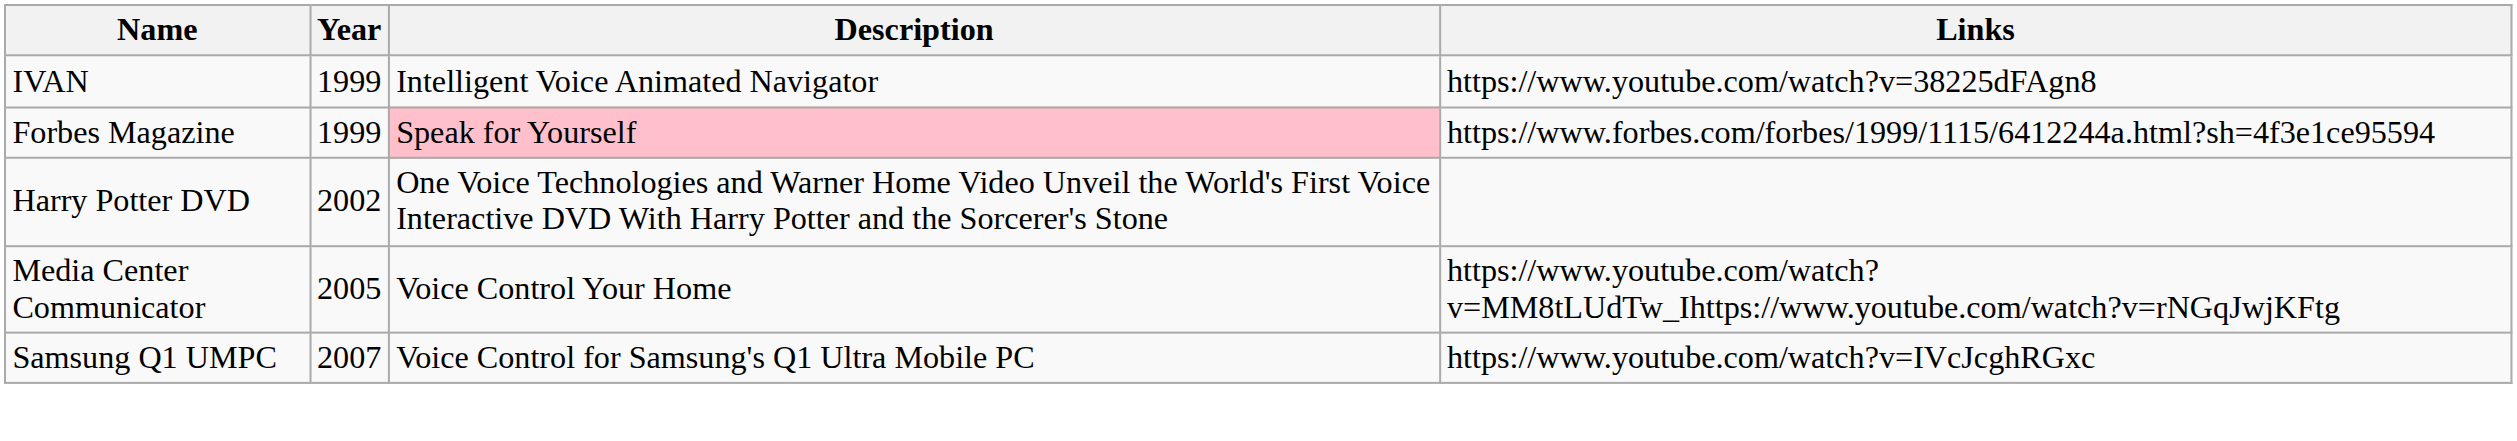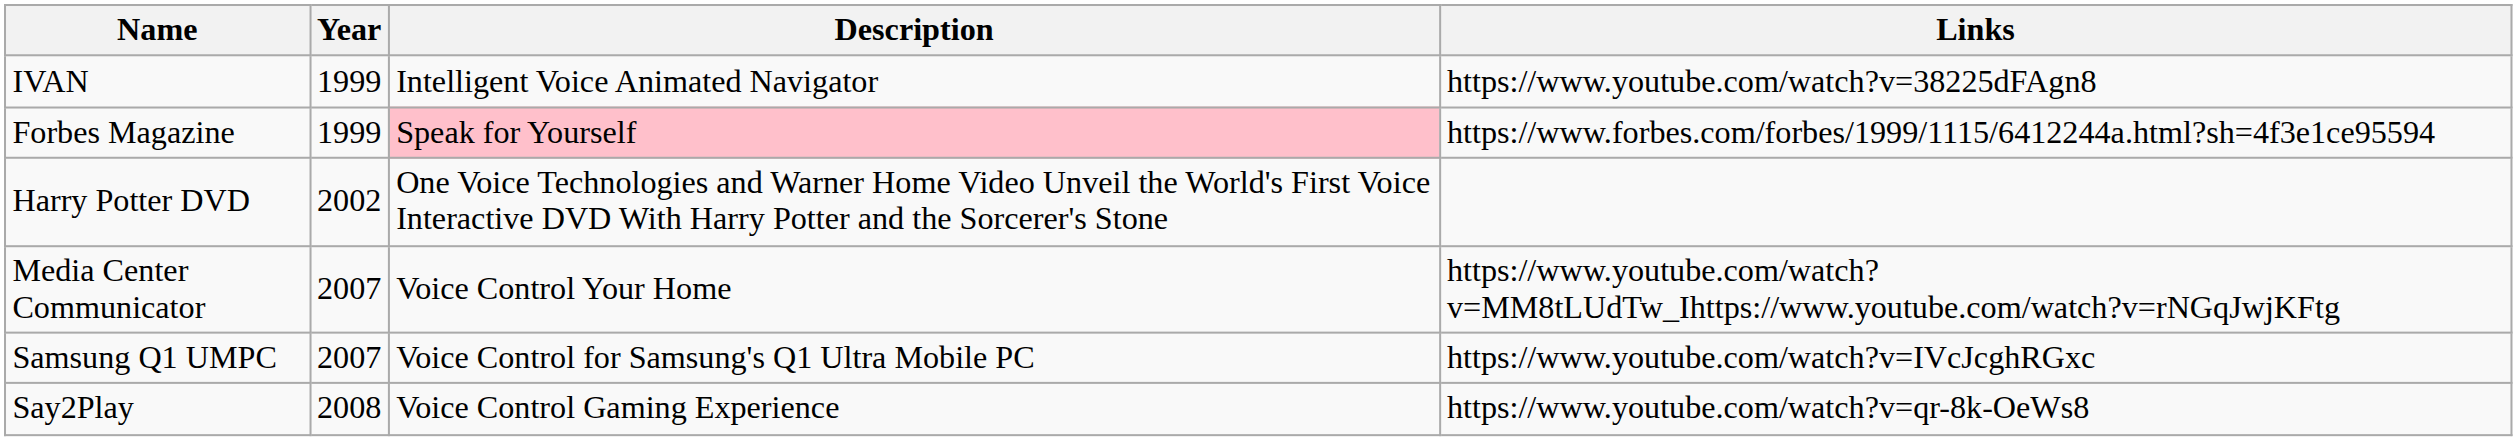(349, 288) 2005 -> (349, 288) 2007
+ row: (73, 408)
